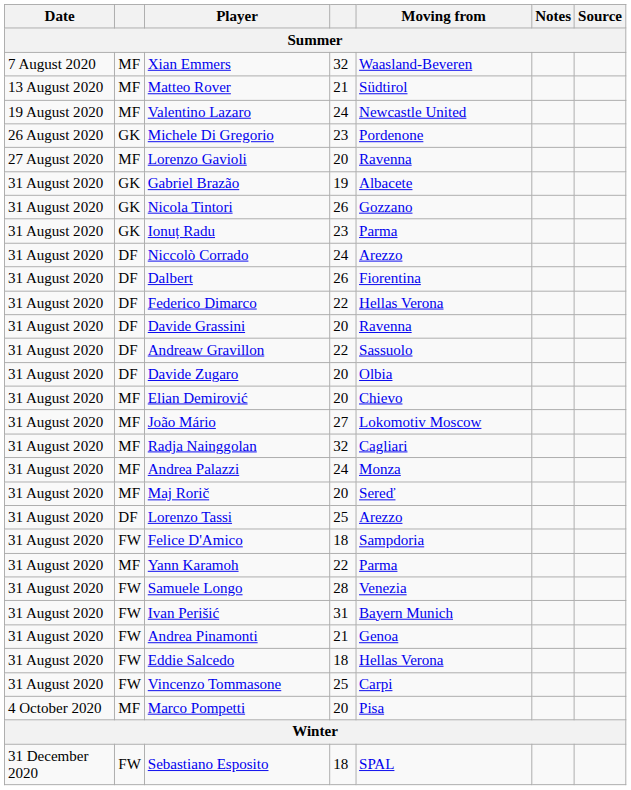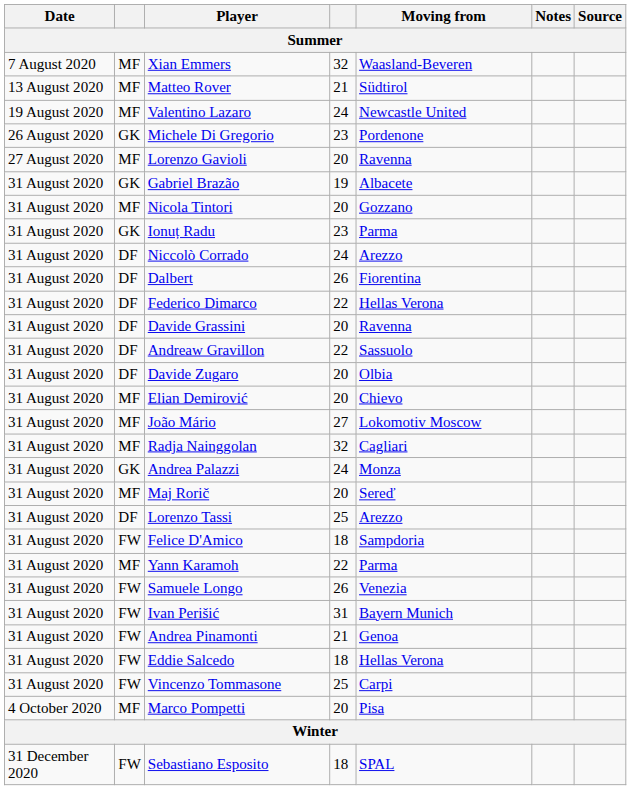(129, 207) GK -> (129, 207) MF
(341, 207) 26 -> (341, 207) 20
(129, 469) MF -> (129, 469) GK
(341, 588) 28 -> (341, 588) 26
